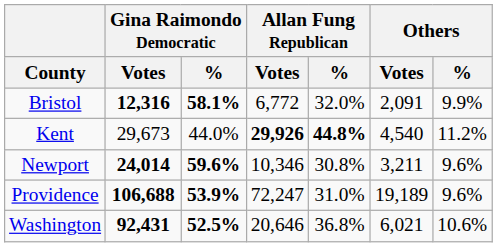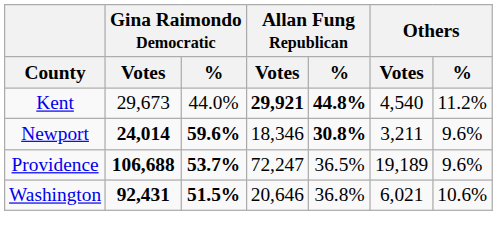- row: (55, 103)
(277, 133) 29,926 -> (277, 103) 29,921
(277, 164) 10,346 -> (277, 133) 18,346
(340, 164) normal -> (340, 133) bold
(214, 195) 53.9% -> (214, 164) 53.7%
(340, 195) 31.0% -> (340, 164) 36.5%
(214, 225) 52.5% -> (214, 195) 51.5%
